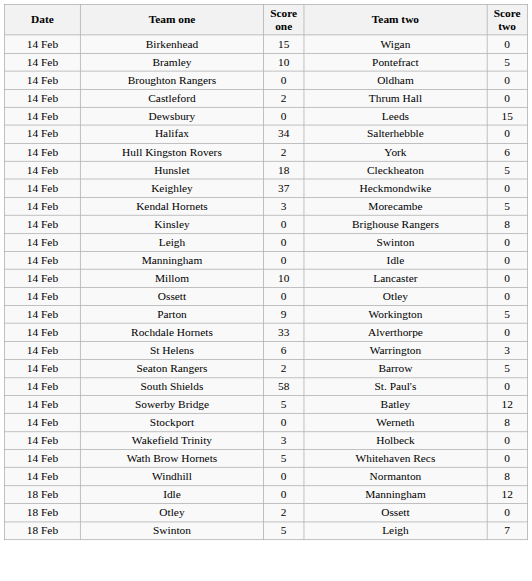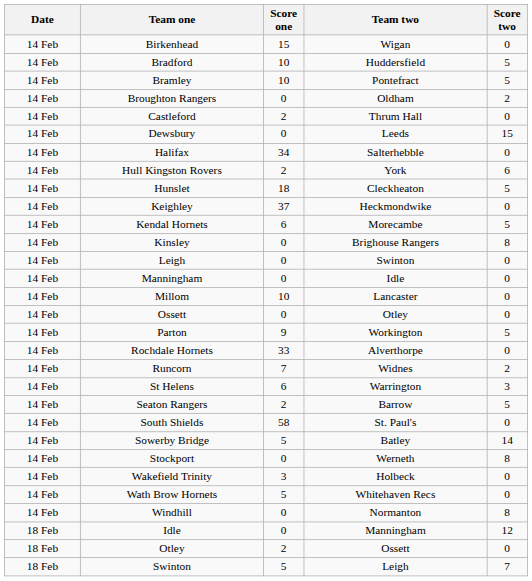+ row: (172, 62)
(507, 80) 0 -> (507, 98) 2
(284, 206) 3 -> (284, 224) 6
+ row: (172, 368)
(507, 404) 12 -> (507, 440) 14
